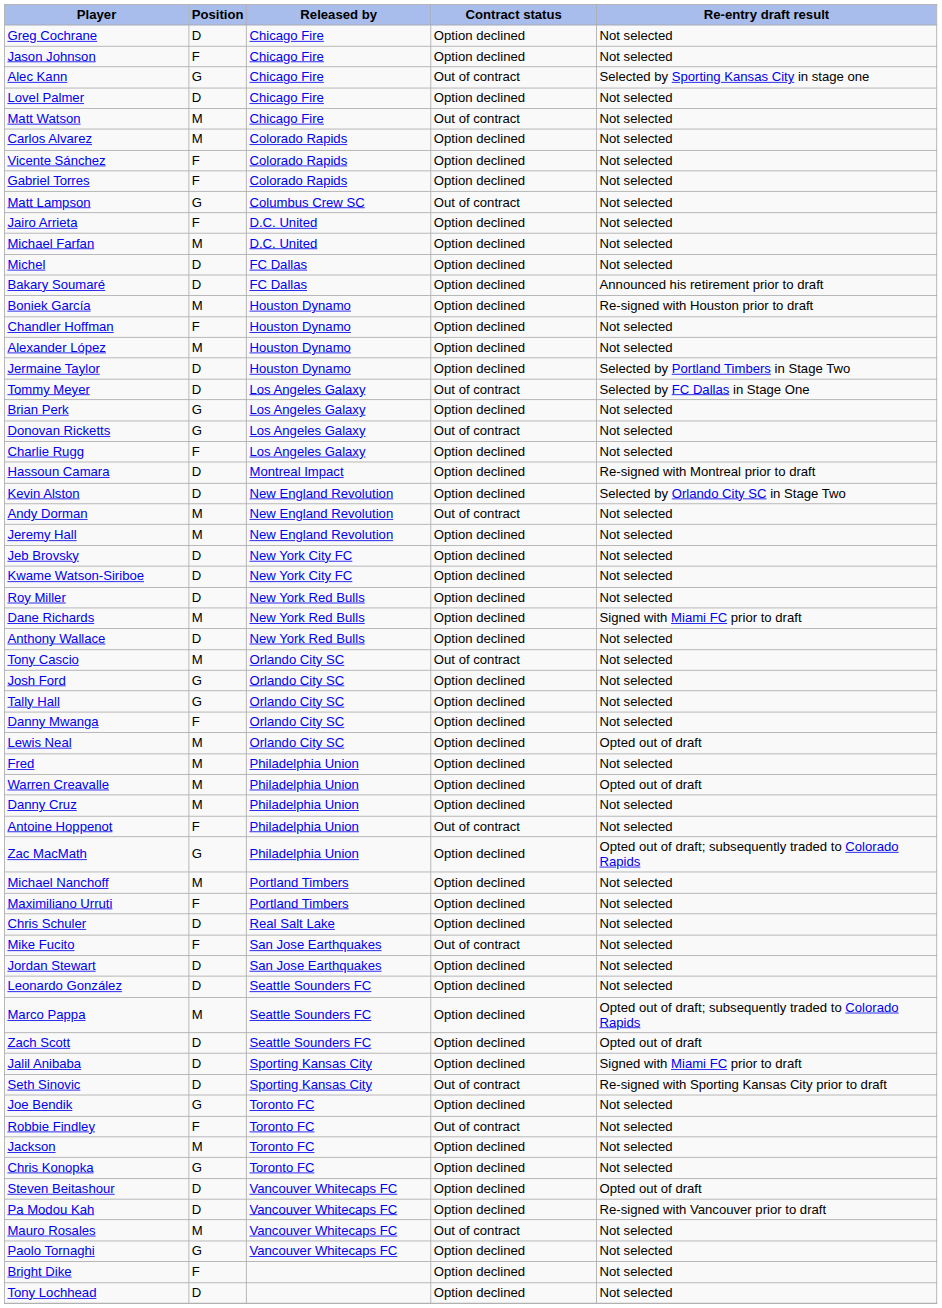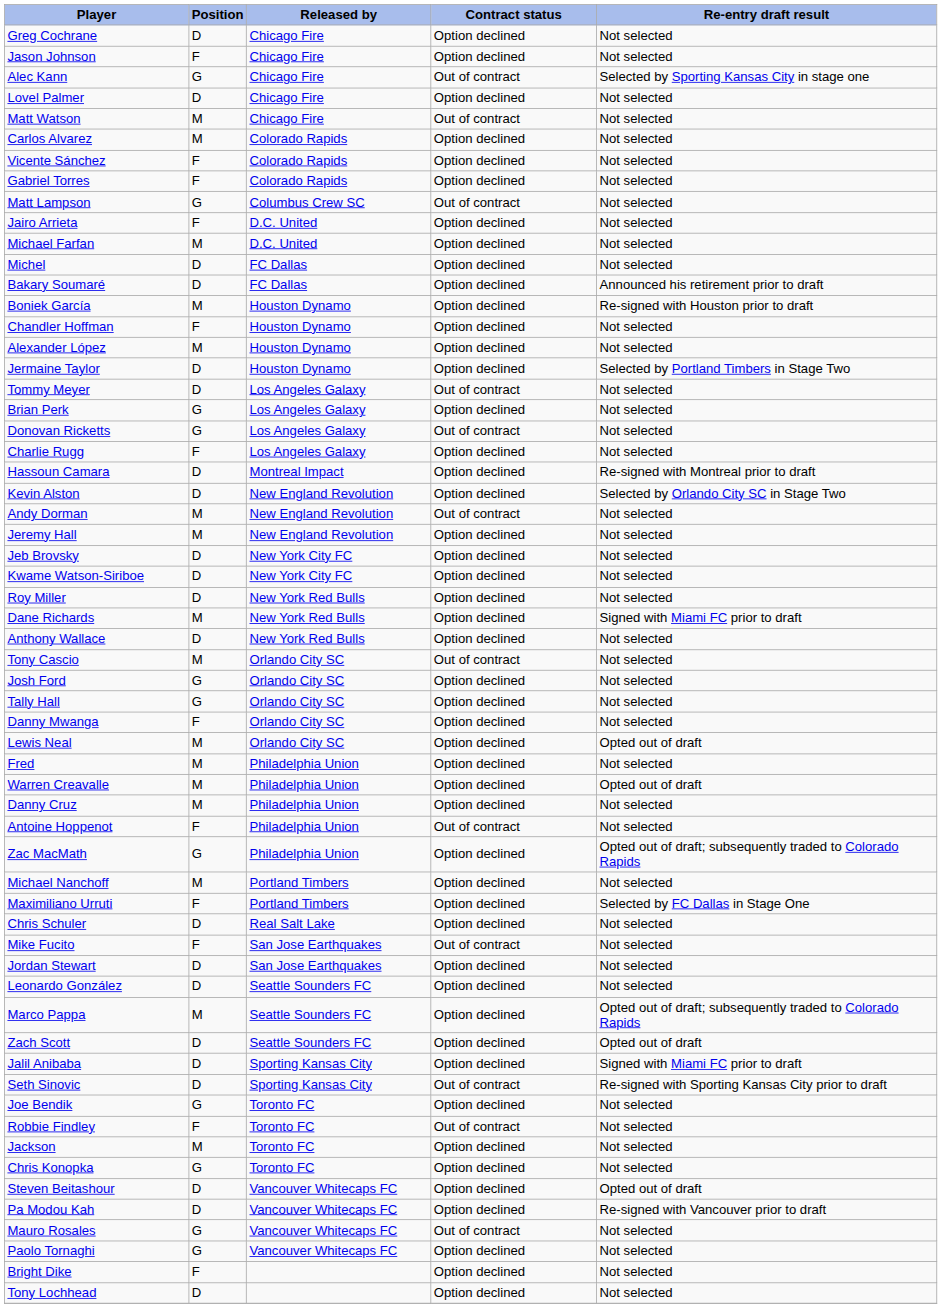(705, 389) Selected by FC Dallas in Stage One -> (636, 389) Not selected
(636, 903) Not selected -> (705, 903) Selected by FC Dallas in Stage One
(197, 1230) M -> (197, 1230) G
